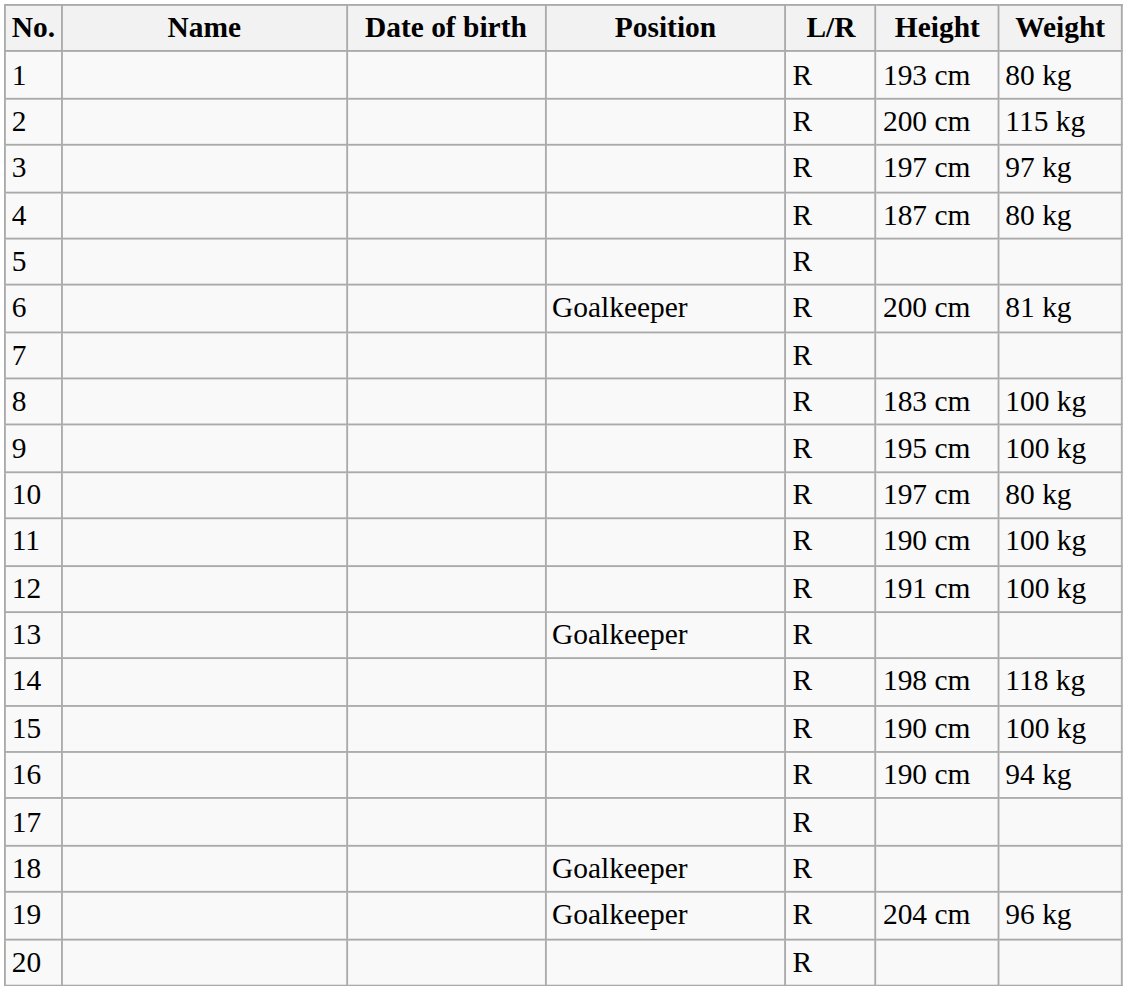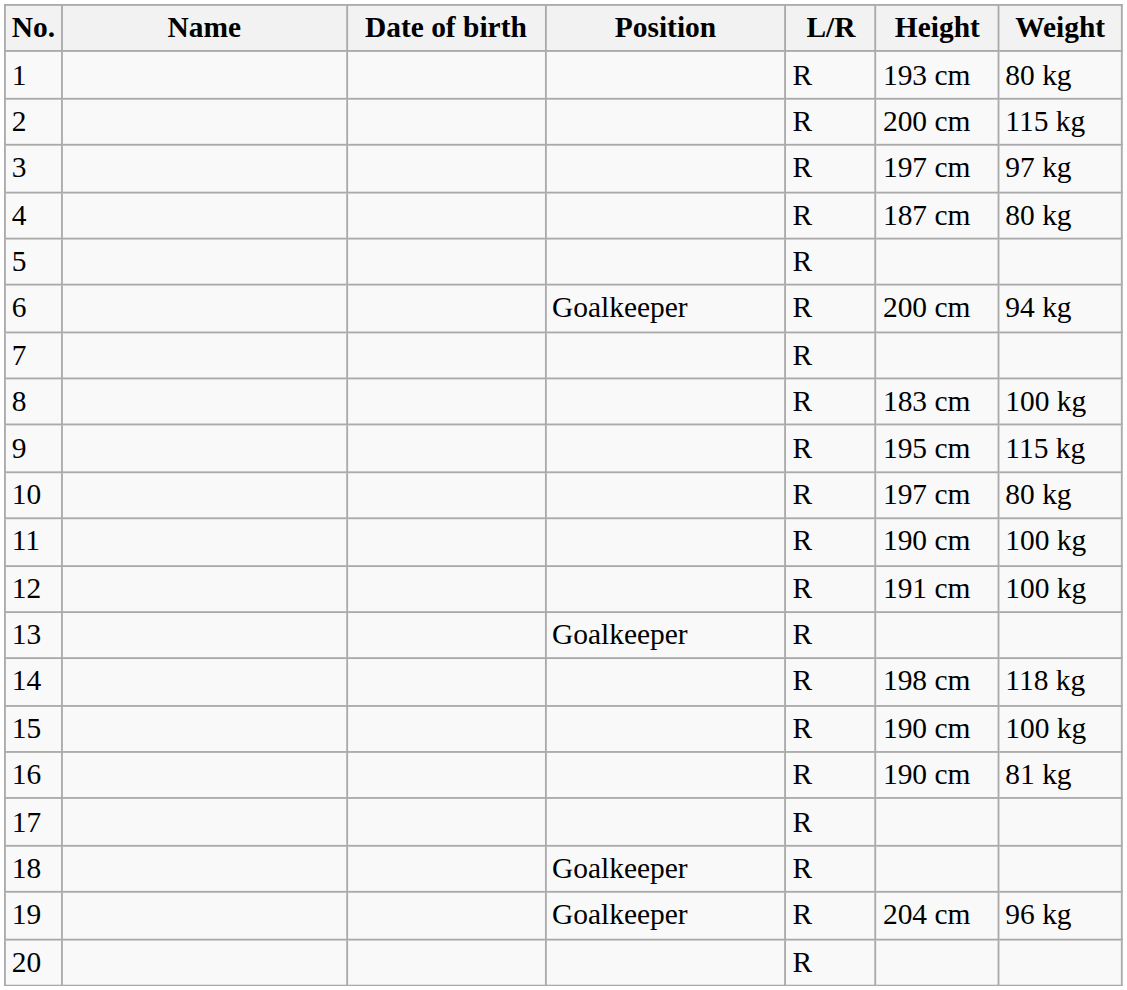(1038, 307) 81 kg -> (1038, 307) 94 kg
(1046, 448) 100 kg -> (1045, 448) 115 kg
(1038, 774) 94 kg -> (1038, 774) 81 kg
